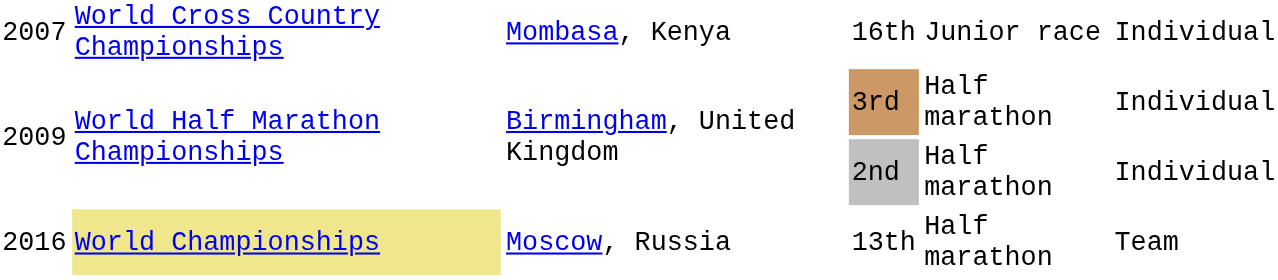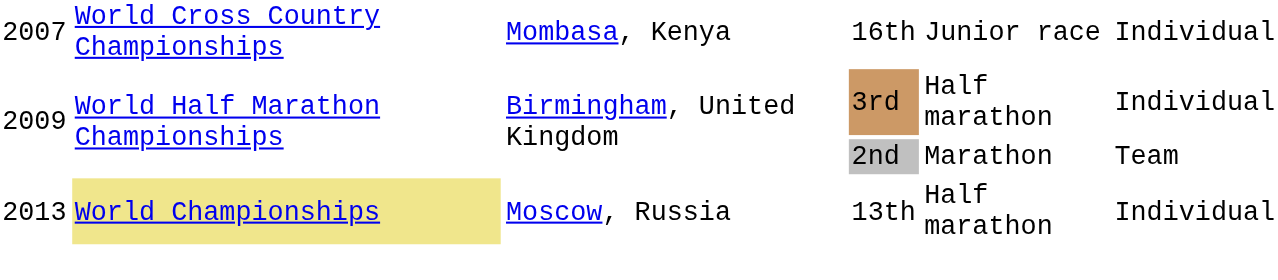(988, 172) Half marathon -> (988, 157) Marathon
(1195, 172) Individual -> (1147, 157) Team
(34, 242) 2016 -> (34, 211) 2013
(1147, 242) Team -> (1195, 211) Individual
